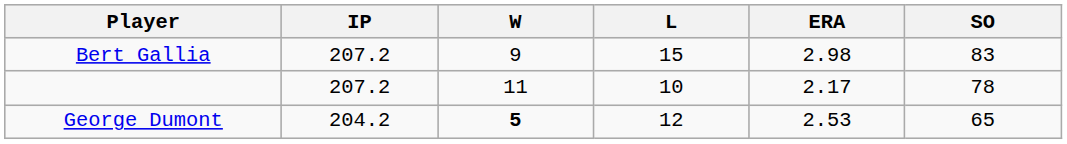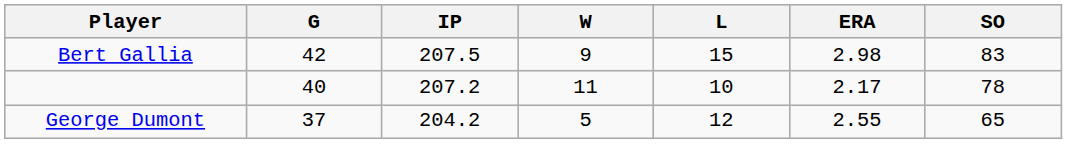+ column: (314, 21)
(360, 55) 207.2 -> (450, 55) 207.5
(515, 121) bold -> (586, 121) normal
(827, 121) 2.53 -> (857, 121) 2.55
